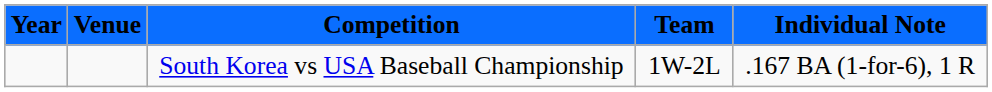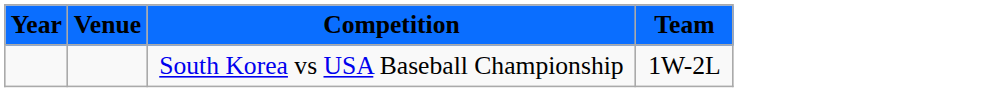- column: (860, 24)
